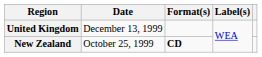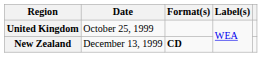(123, 28) December 13, 1999 -> (118, 28) October 25, 1999
(118, 44) October 25, 1999 -> (123, 44) December 13, 1999
